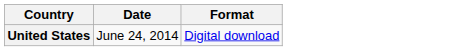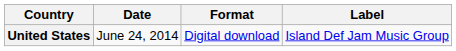+ column: (367, 14)
